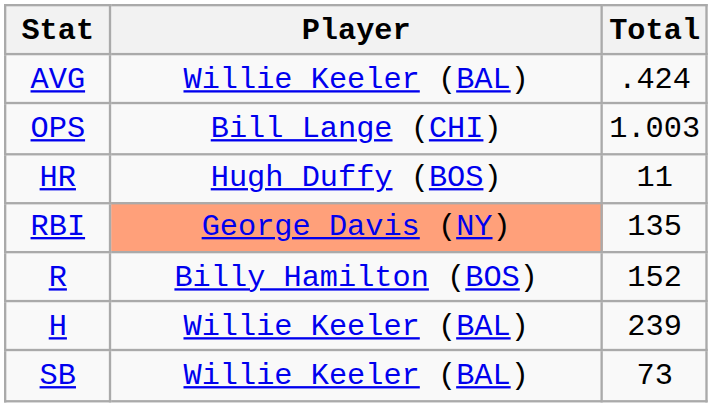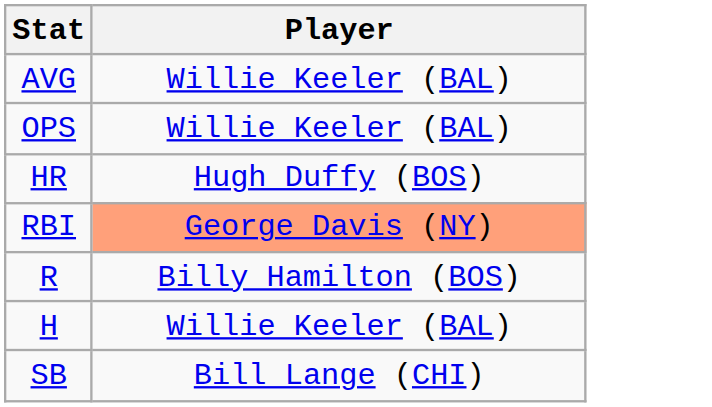- column: (655, 30)
(356, 129) Bill Lange (CHI) -> (339, 129) Willie Keeler (BAL)
(356, 375) Willie Keeler (BAL) -> (339, 375) Bill Lange (CHI)
